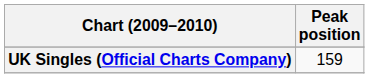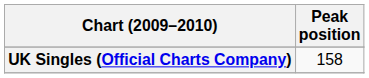(330, 60) 159 -> (330, 60) 158
